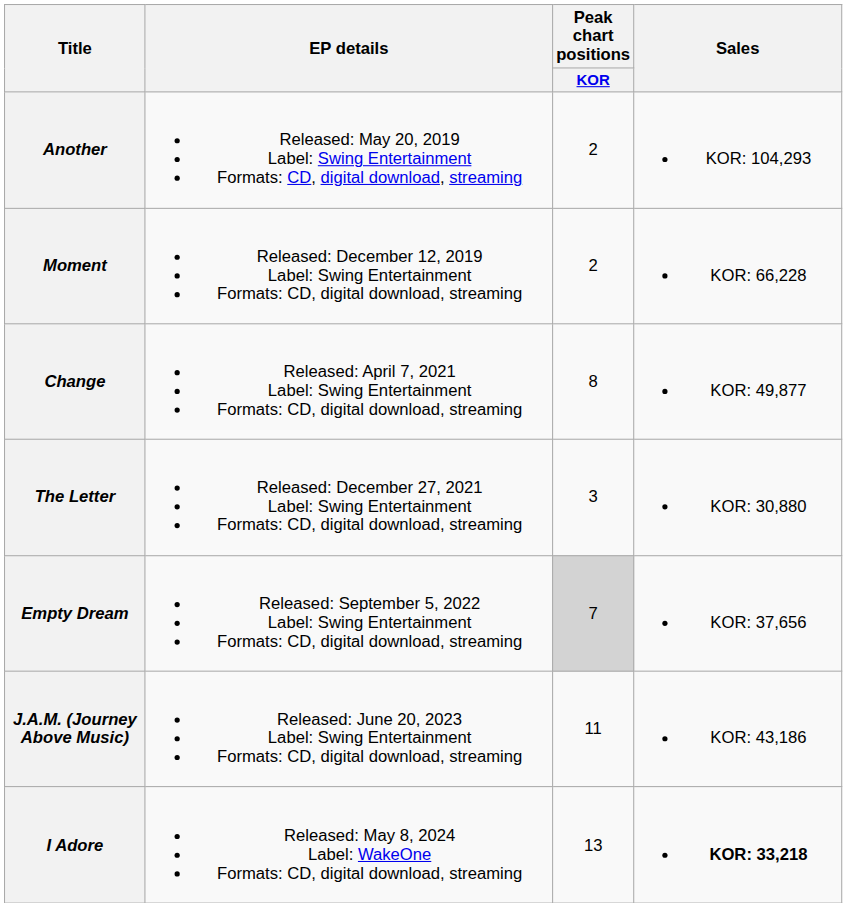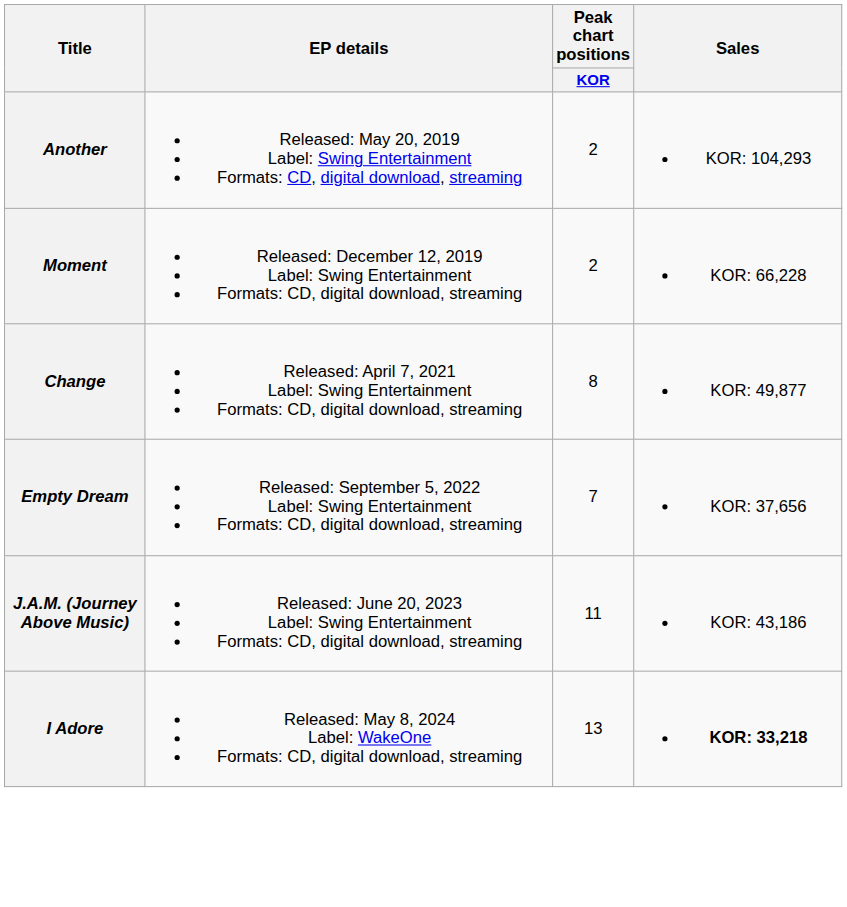- row: (75, 497)
(593, 613) lightgrey background -> (593, 497) no background
